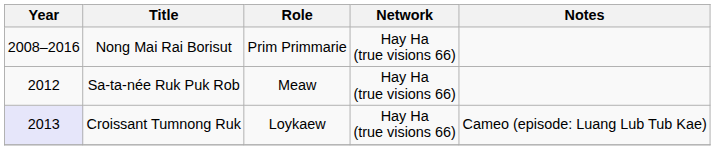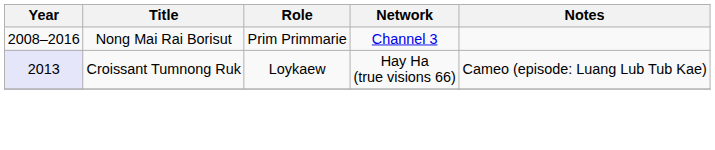(405, 46) Hay Ha (true visions 66) -> (405, 38) Channel 3
- row: (164, 85)
